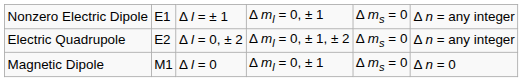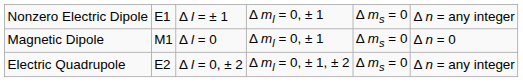rows swapped: (67, 40) <-> (56, 64)
